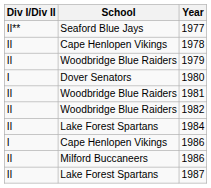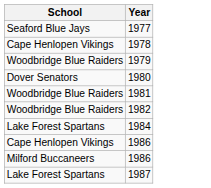- column: (31, 12)
